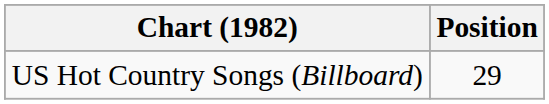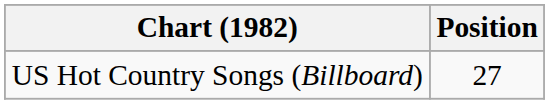(487, 74) 29 -> (487, 74) 27
